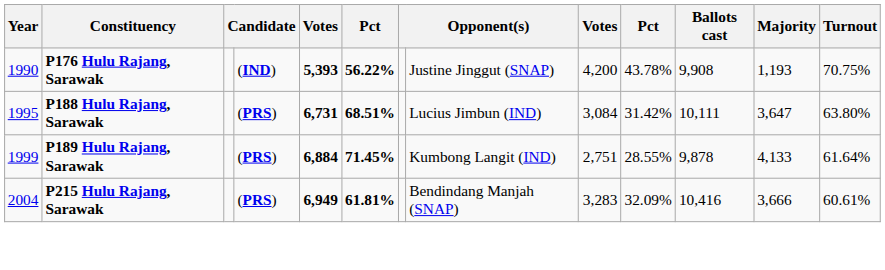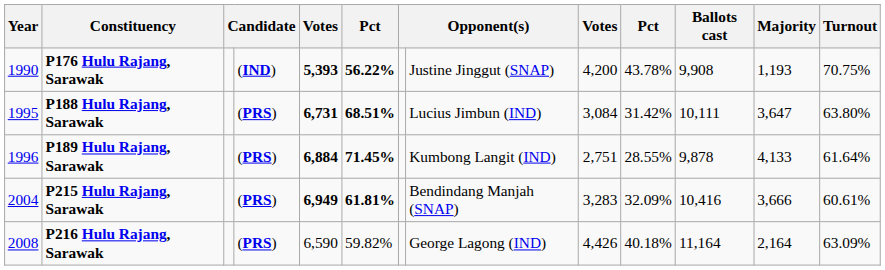(23, 156) 1999 -> (23, 156) 1996
+ row: (108, 243)
